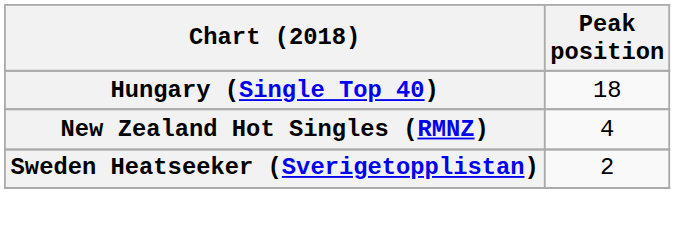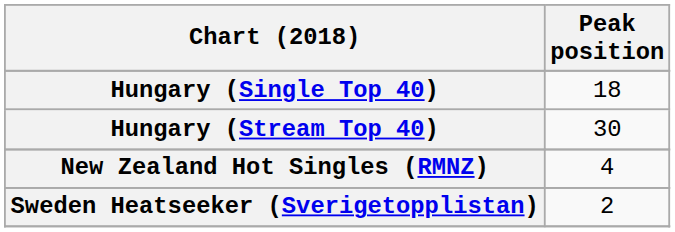+ row: (275, 129)
